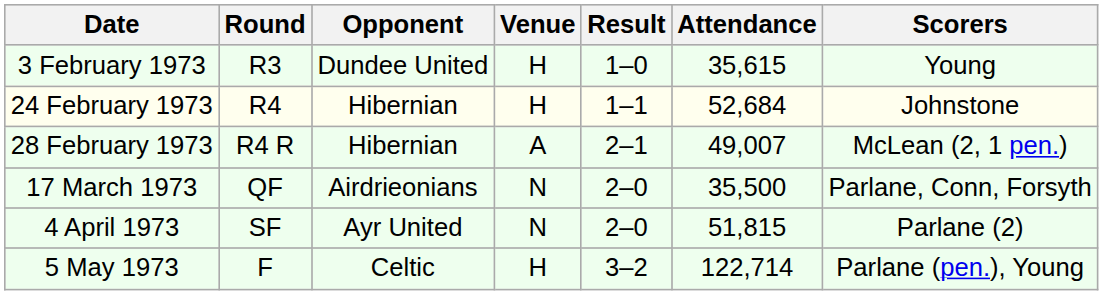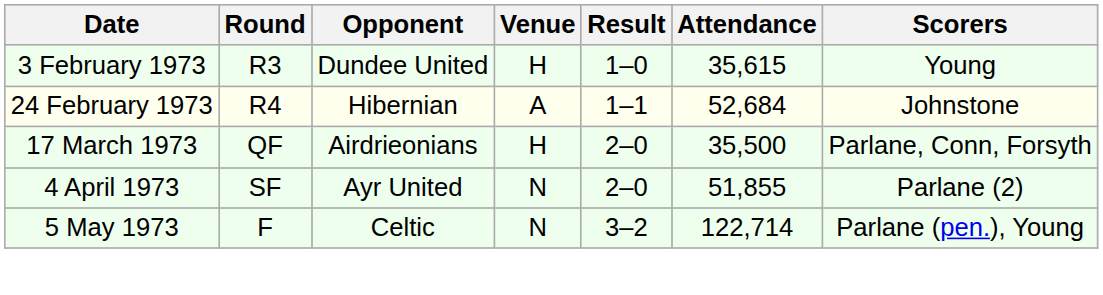(538, 106) H -> (538, 106) A
- row: (112, 146)
(538, 187) N -> (538, 146) H
(747, 227) 51,815 -> (747, 187) 51,855
(538, 268) H -> (538, 227) N
